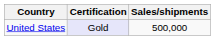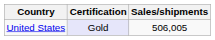(170, 27) 500,000 -> (170, 27) 506,005
